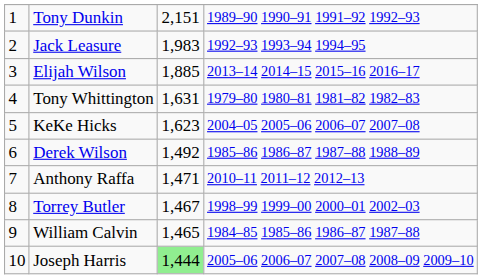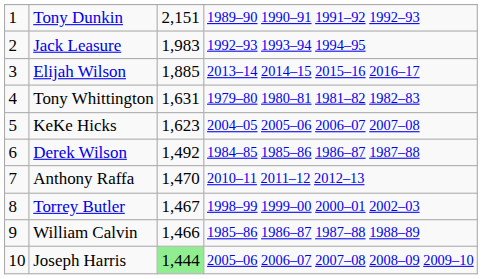(313, 152) 1985–86 1986–87 1987–88 1988–89 -> (313, 152) 1984–85 1985–86 1986–87 1987–88
(181, 179) 1,471 -> (181, 179) 1,470
(181, 233) 1,465 -> (181, 233) 1,466
(313, 233) 1984–85 1985–86 1986–87 1987–88 -> (313, 233) 1985–86 1986–87 1987–88 1988–89
